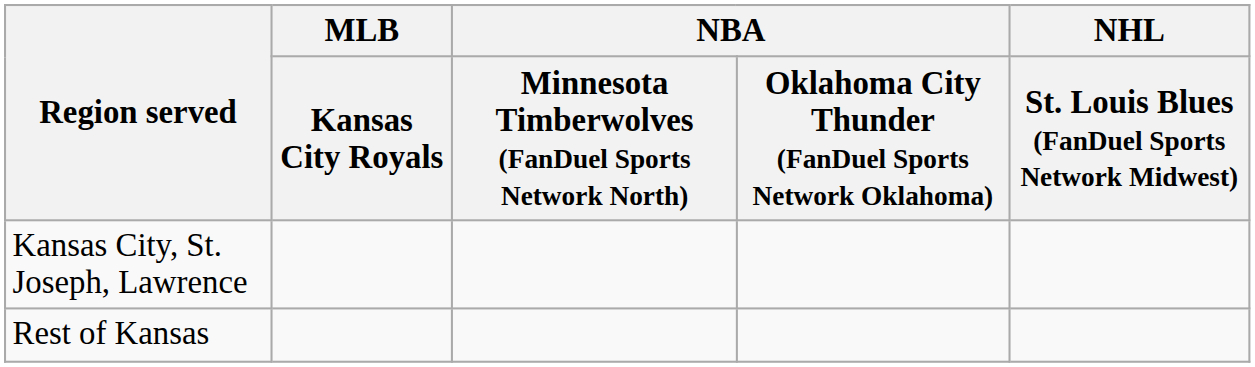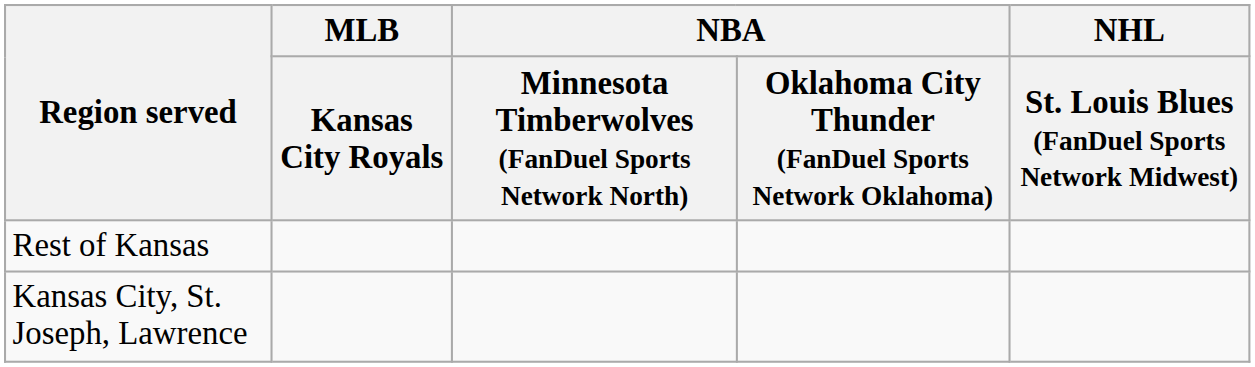rows swapped: (130, 263) <-> (111, 334)
